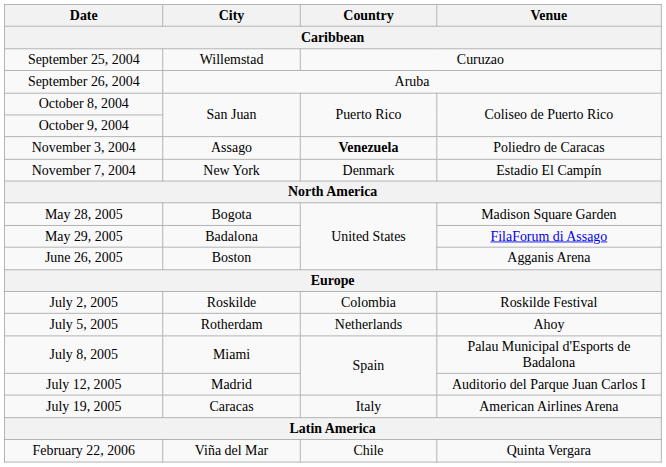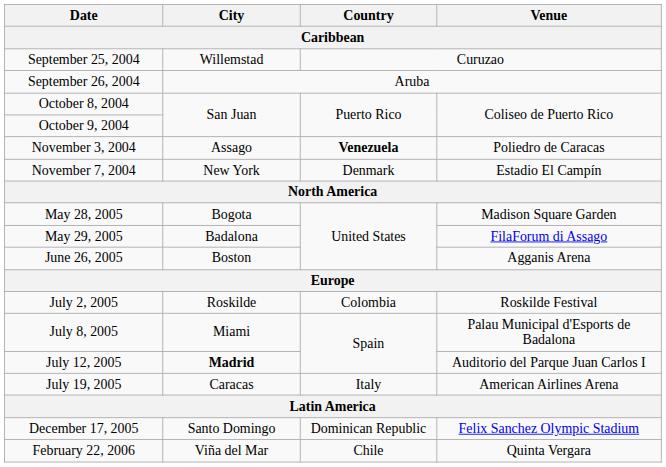- row: (84, 324)
(232, 384) normal -> (232, 362) bold
+ row: (84, 428)
